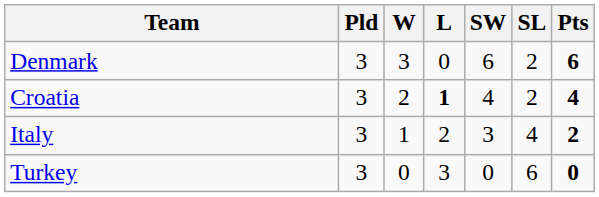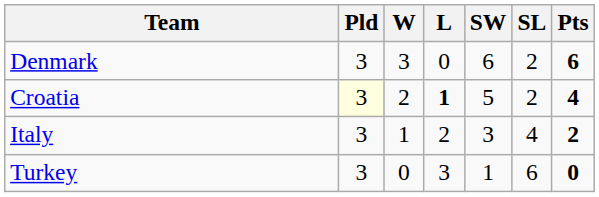(361, 97) no background -> (361, 97) lightyellow background
(488, 97) 4 -> (488, 97) 5
(488, 172) 0 -> (488, 172) 1
